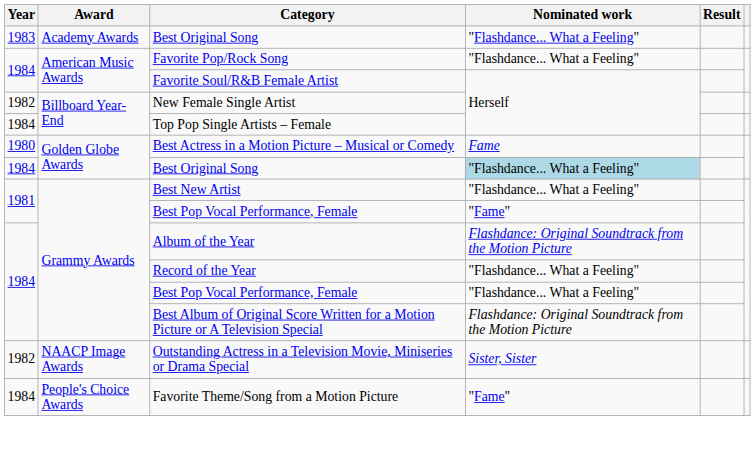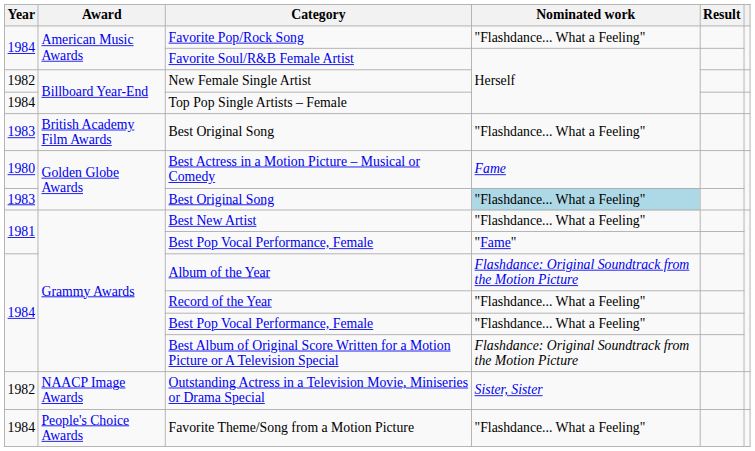- row: (90, 37)
+ row: (88, 132)
(21, 168) 1984 -> (21, 199) 1983
(489, 396) "Fame" -> (560, 427) "Flashdance... What a Feeling"
